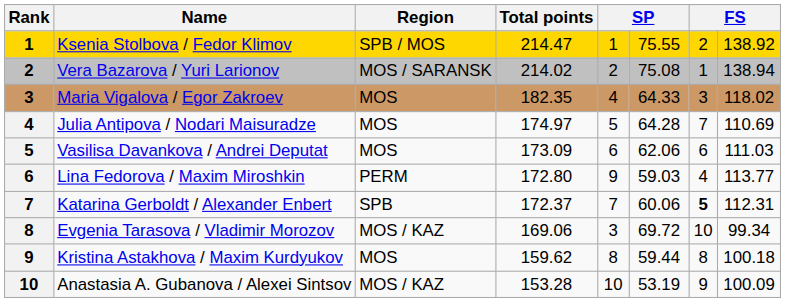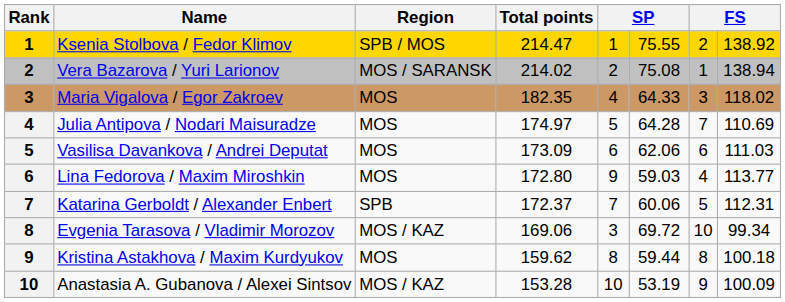(383, 177) PERM -> (378, 177) MOS
(703, 204) bold -> (703, 204) normal
